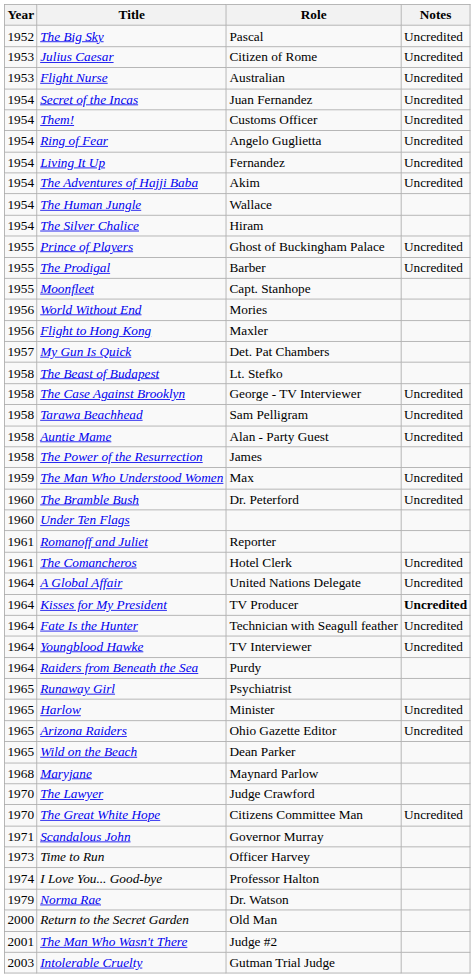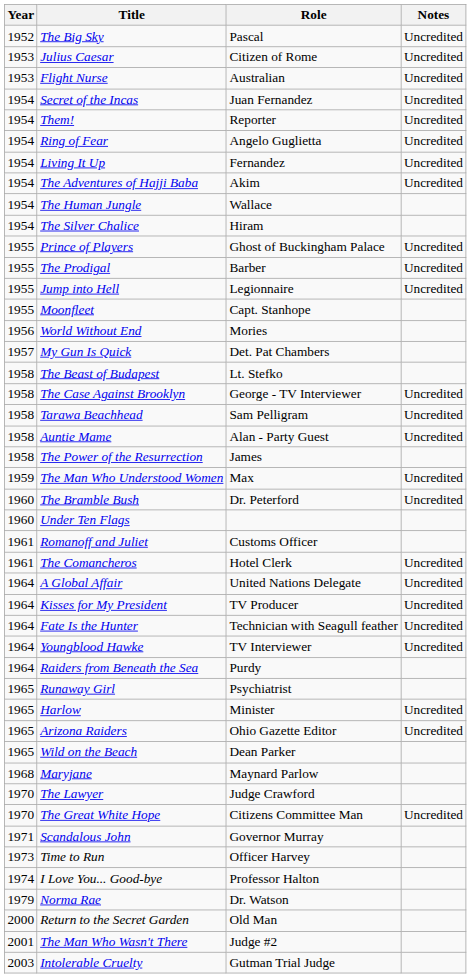(273, 120) Customs Officer -> (253, 120) Reporter
+ row: (80, 288)
- row: (96, 330)
(253, 541) Reporter -> (273, 541) Customs Officer
(436, 604) bold -> (433, 604) normal
